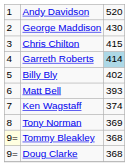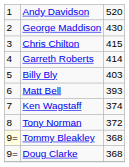(114, 59) lightblue background -> (114, 59) no background
(114, 75) 402 -> (114, 75) 403
(114, 122) 369 -> (114, 122) 372
